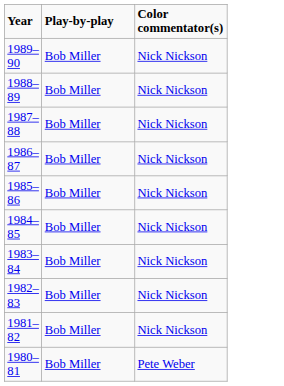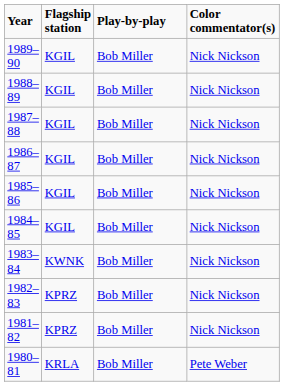+ column: (68, 21)
